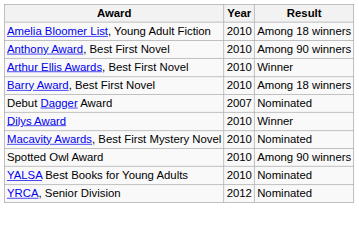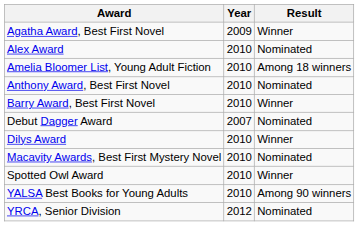+ row: (85, 31)
+ row: (35, 49)
(304, 49) Among 90 winners -> (285, 85) Nominated
- row: (98, 67)
(304, 85) Among 18 winners -> (275, 103) Winner
(304, 157) Among 90 winners -> (275, 175) Winner
(285, 175) Nominated -> (304, 193) Among 90 winners
